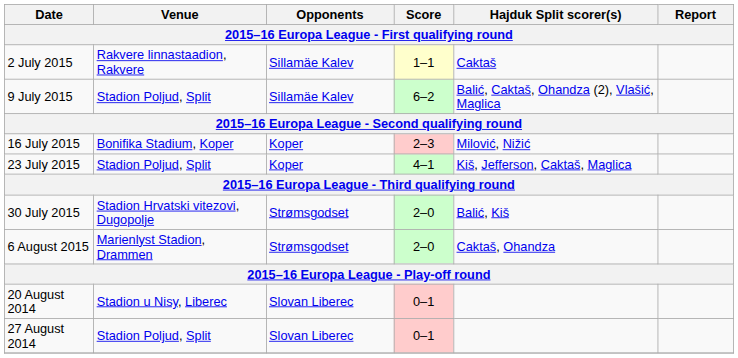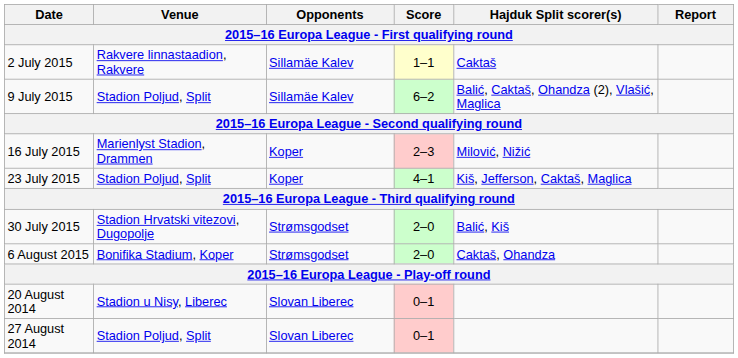(165, 144) Bonifika Stadium, Koper -> (151, 151) Marienlyst Stadion, Drammen
(151, 247) Marienlyst Stadion, Drammen -> (165, 254) Bonifika Stadium, Koper
